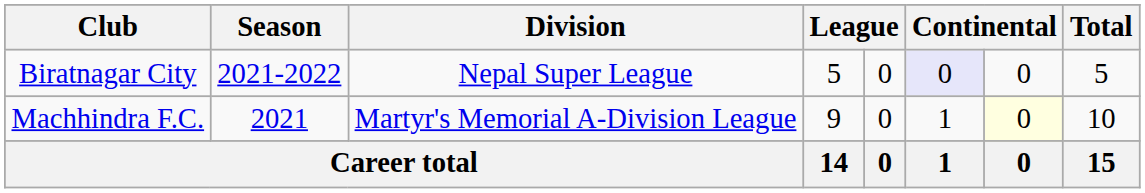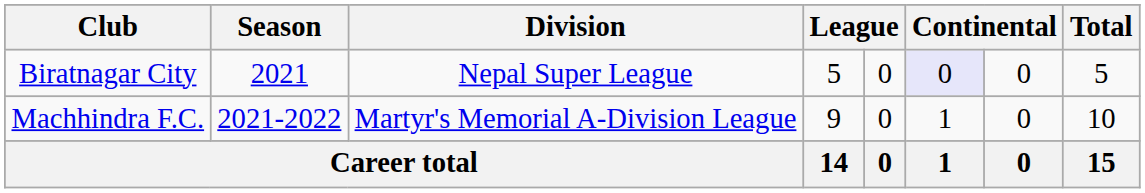(279, 72) 2021-2022 -> (279, 72) 2021
(279, 118) 2021 -> (279, 118) 2021-2022
(1024, 118) lightyellow background -> (1024, 118) no background
